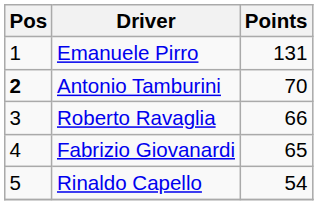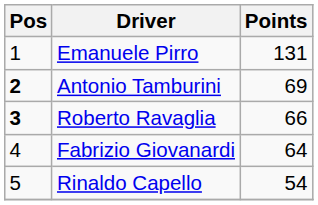(296, 85) 70 -> (296, 85) 69
(15, 118) normal -> (15, 118) bold
(296, 150) 65 -> (296, 150) 64
